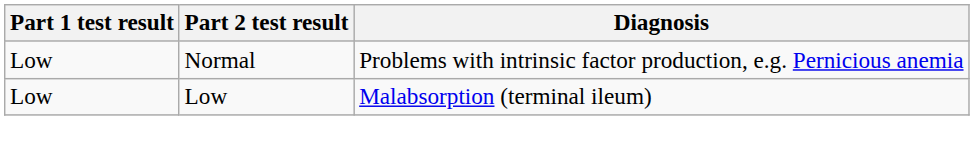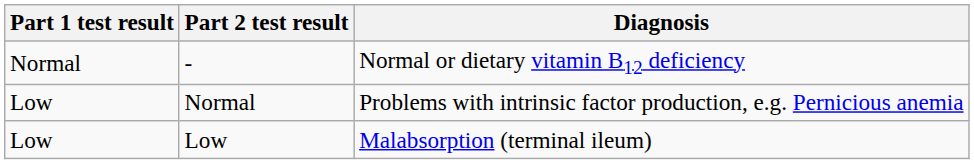+ row: (188, 62)
